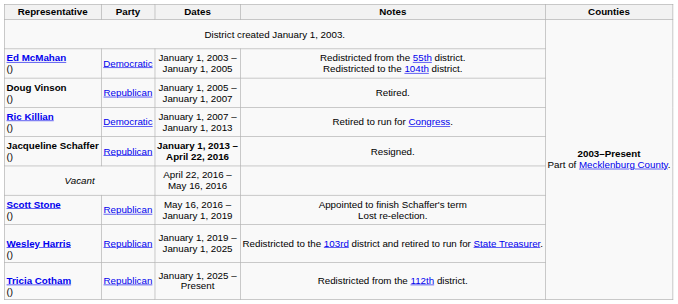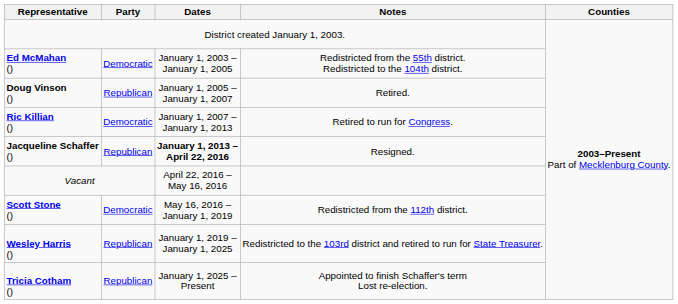(128, 210) Republican -> (128, 210) Democratic
(393, 210) Appointed to finish Schaffer's term Lost re-election. -> (393, 210) Redistricted from the 112th district.
(393, 281) Redistricted from the 112th district. -> (393, 281) Appointed to finish Schaffer's term Lost re-election.
